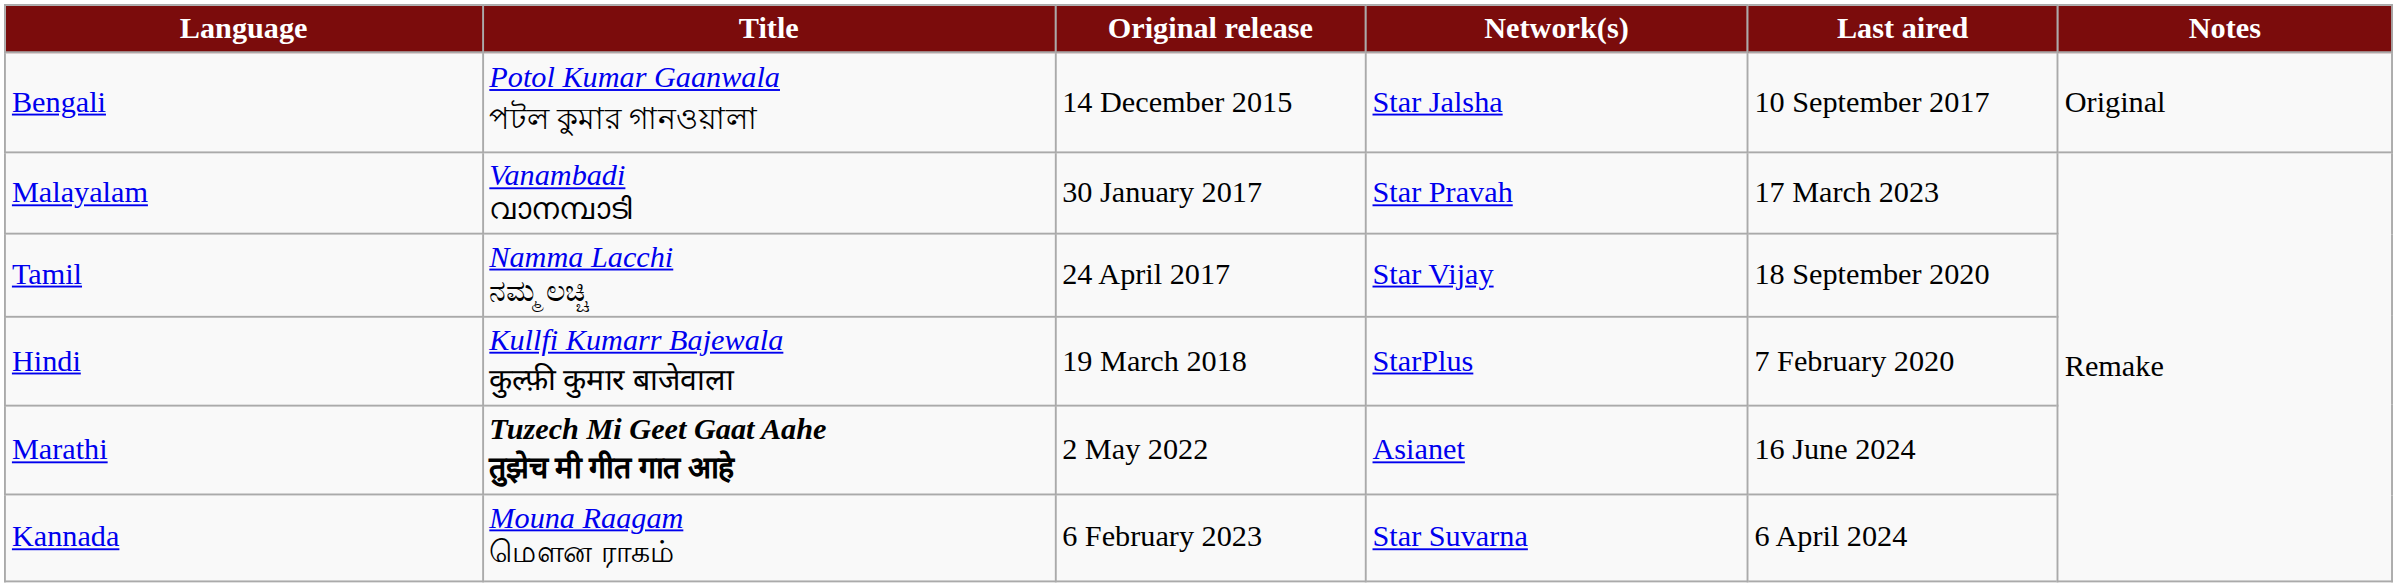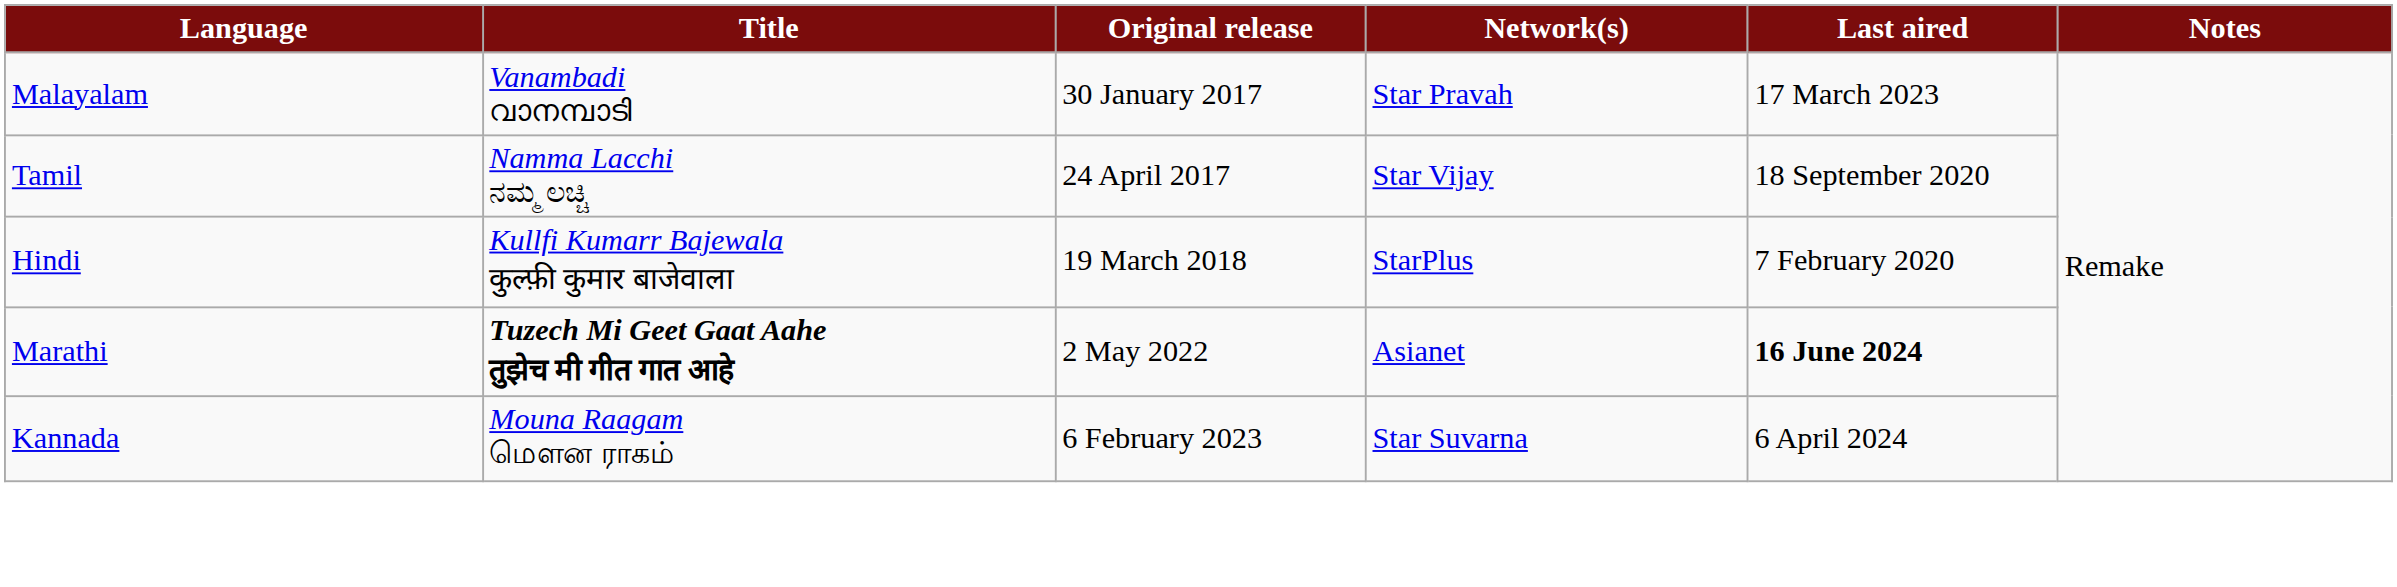- row: (59, 101)
(1835, 449) normal -> (1838, 350) bold
